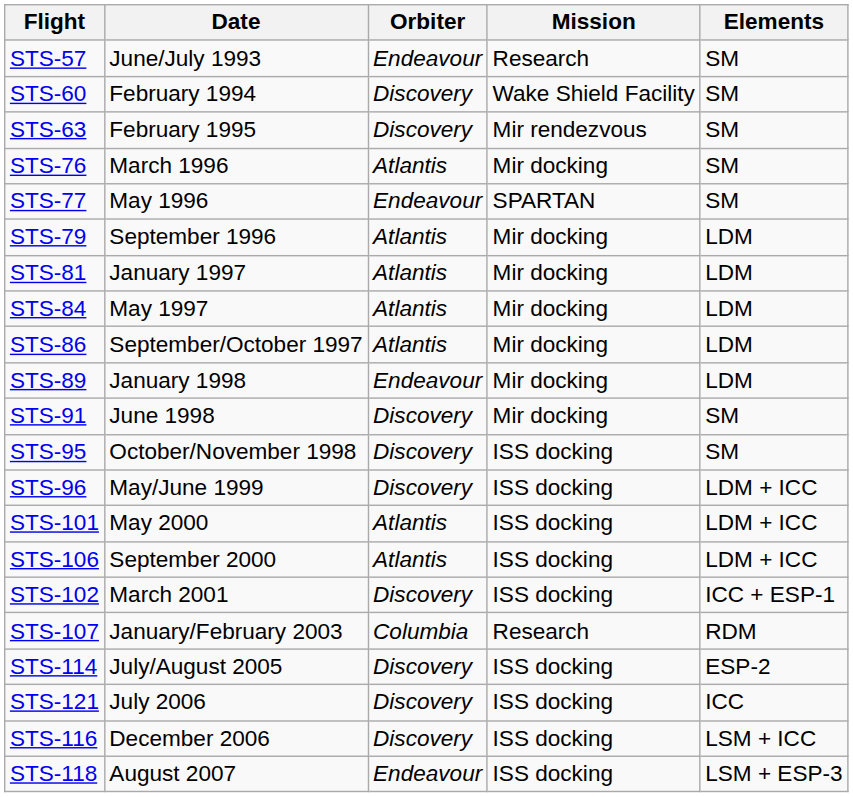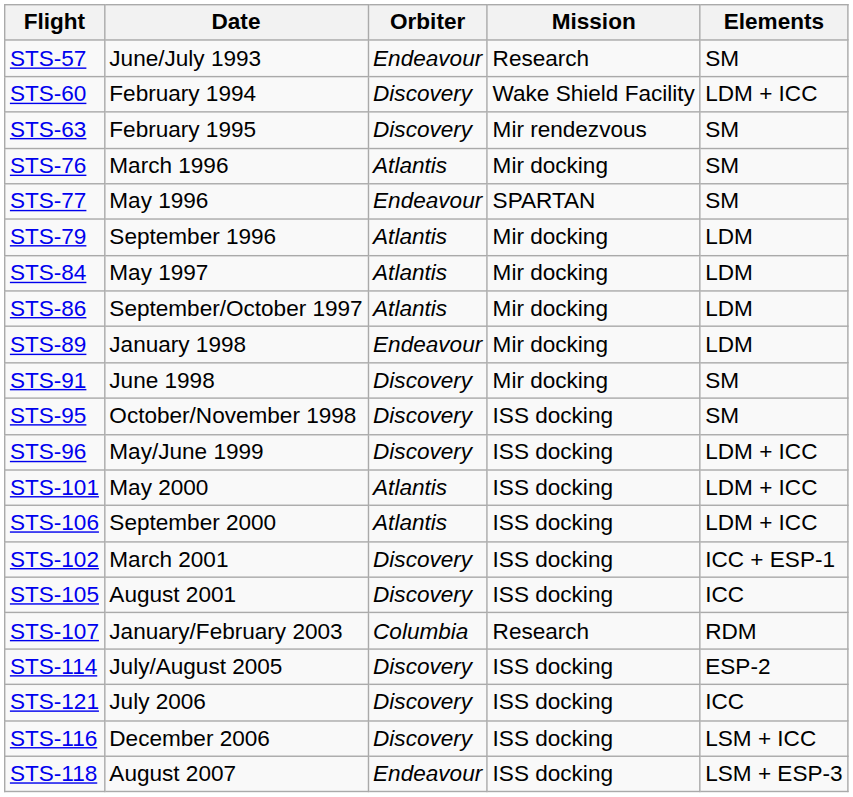(722, 93) SM -> (761, 93) LDM + ICC
- row: (48, 272)
+ row: (54, 594)
